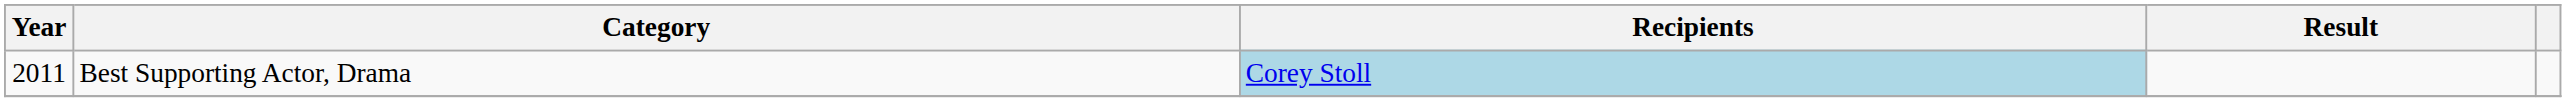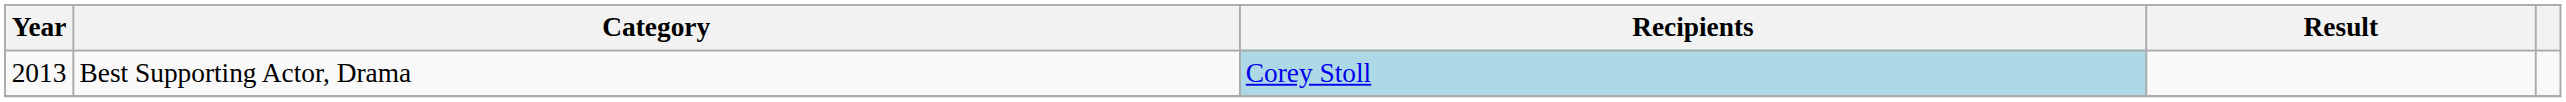(39, 72) 2011 -> (39, 72) 2013
